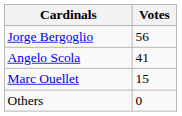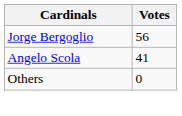- row: (43, 79)
